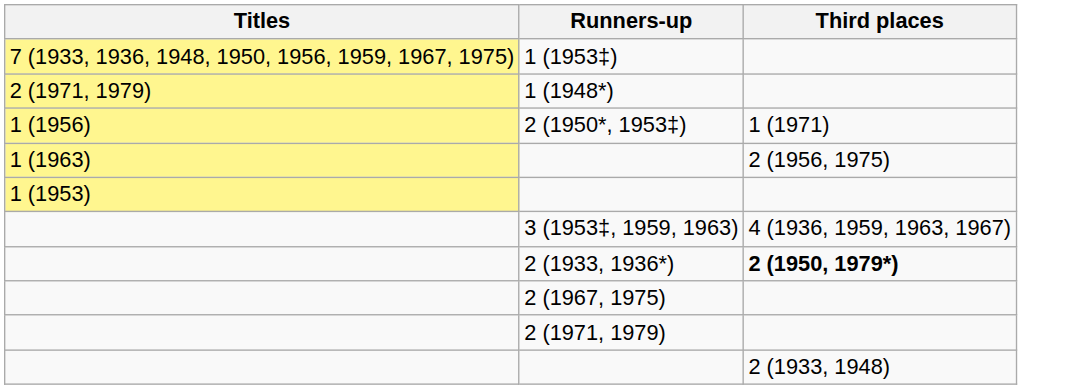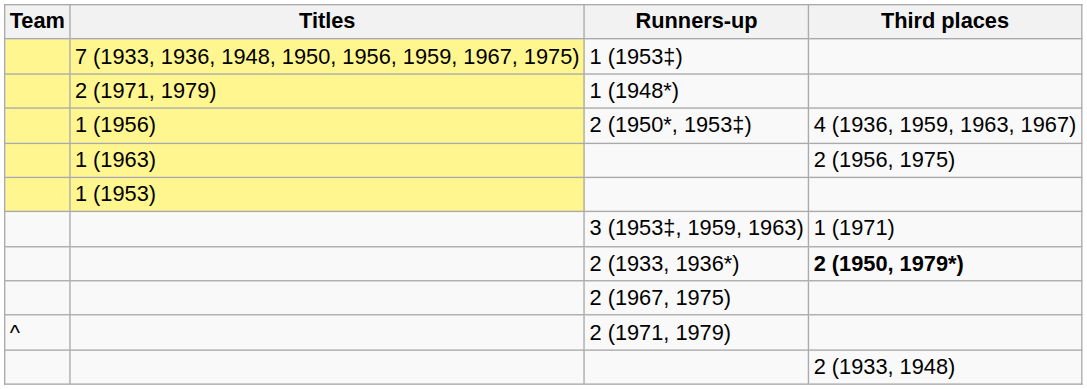+ column: (37, 21)
(789, 125) 1 (1971) -> (945, 125) 4 (1936, 1959, 1963, 1967)
(880, 228) 4 (1936, 1959, 1963, 1967) -> (854, 228) 1 (1971)
